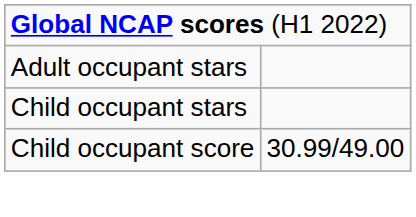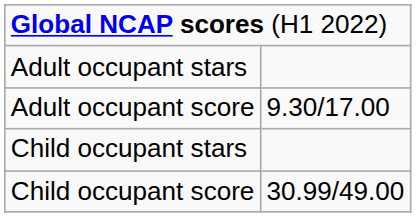+ row: (133, 107)
